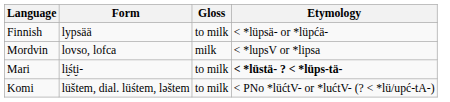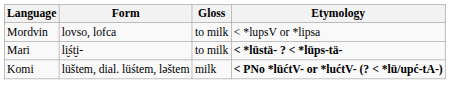- row: (25, 32)
(206, 50) milk -> (212, 32) to milk
(212, 87) to milk -> (206, 69) milk
(334, 87) normal -> (338, 69) bold
